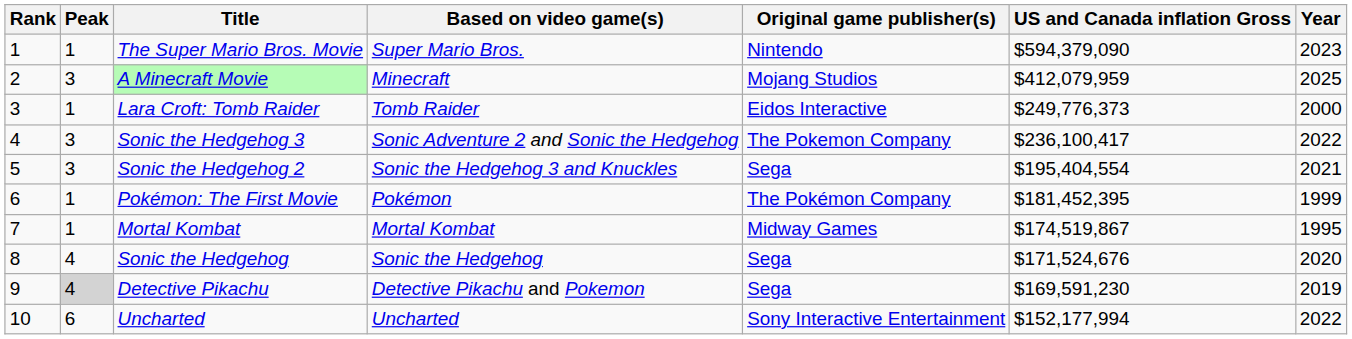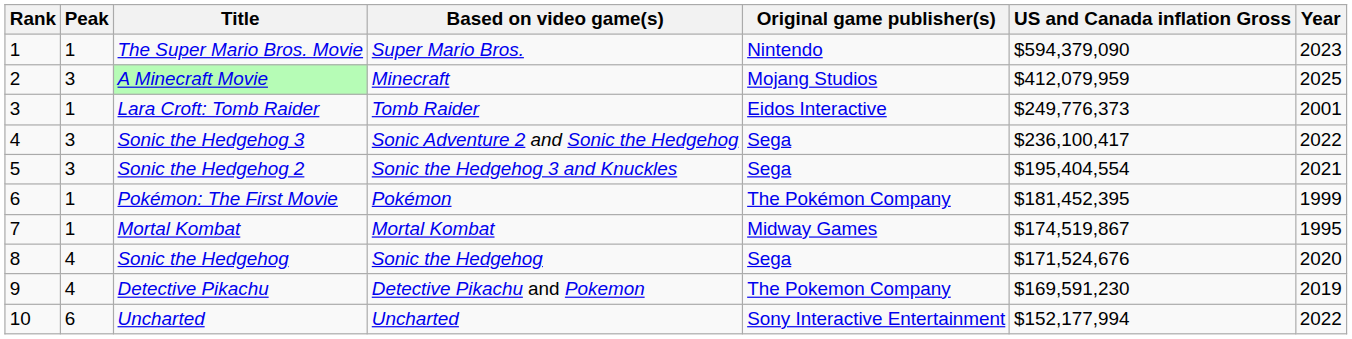(1321, 109) 2000 -> (1321, 109) 2001
(849, 139) The Pokemon Company -> (769, 139) Sega
(70, 288) lightgrey background -> (70, 288) no background
(769, 288) Sega -> (849, 288) The Pokemon Company
